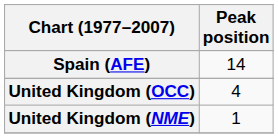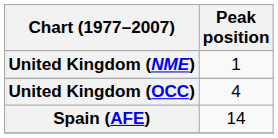rows swapped: (102, 64) <-> (102, 118)
